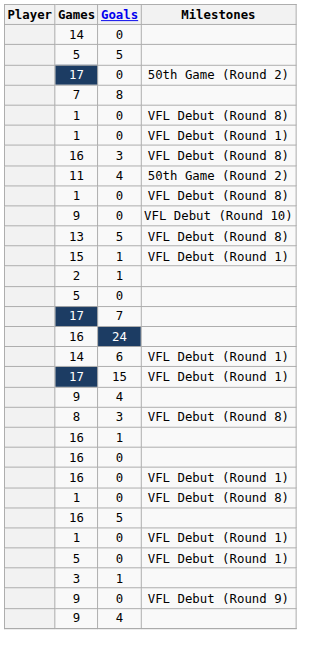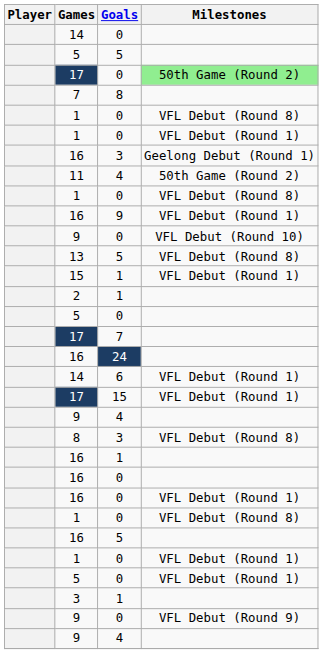(218, 75) no background -> (230, 75) lightgreen background
(218, 155) VFL Debut (Round 8) -> (230, 155) Geelong Debut (Round 1)
+ row: (76, 216)
